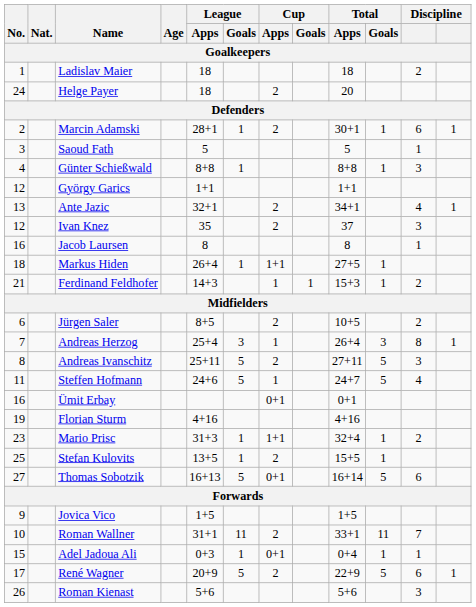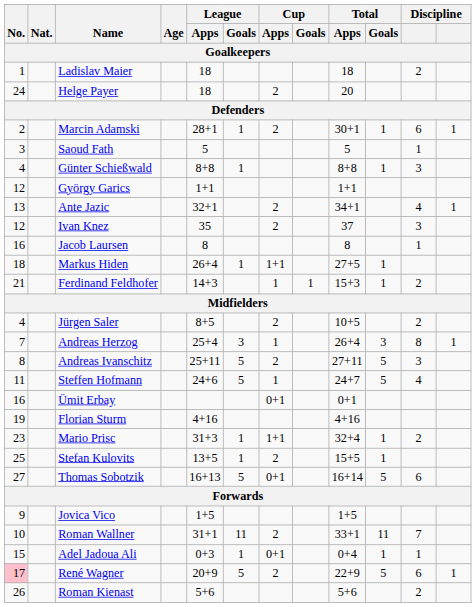(22, 322) 6 -> (22, 322) 4
(19, 573) no background -> (19, 573) pink background
(419, 592) 3 -> (419, 592) 2
